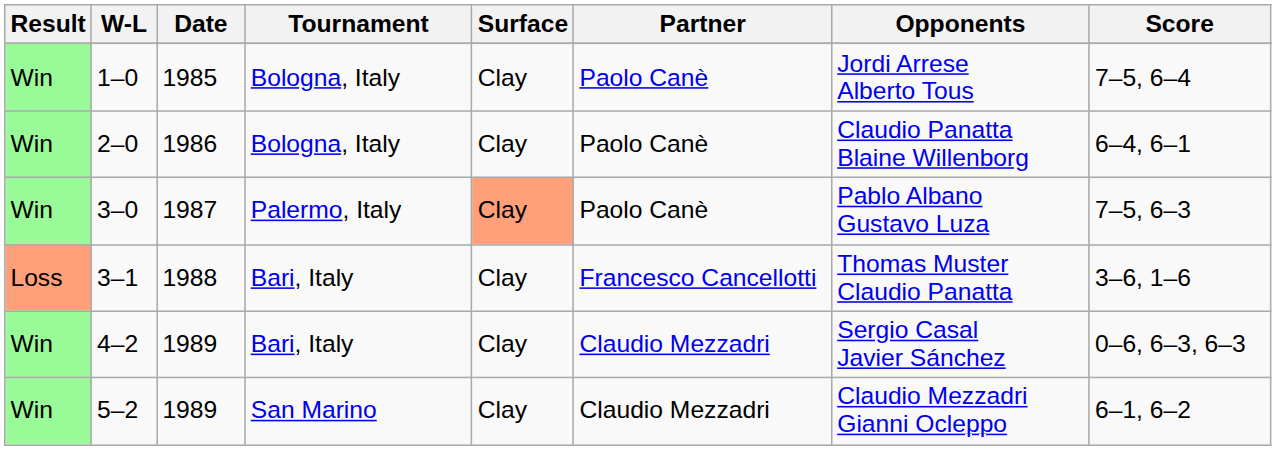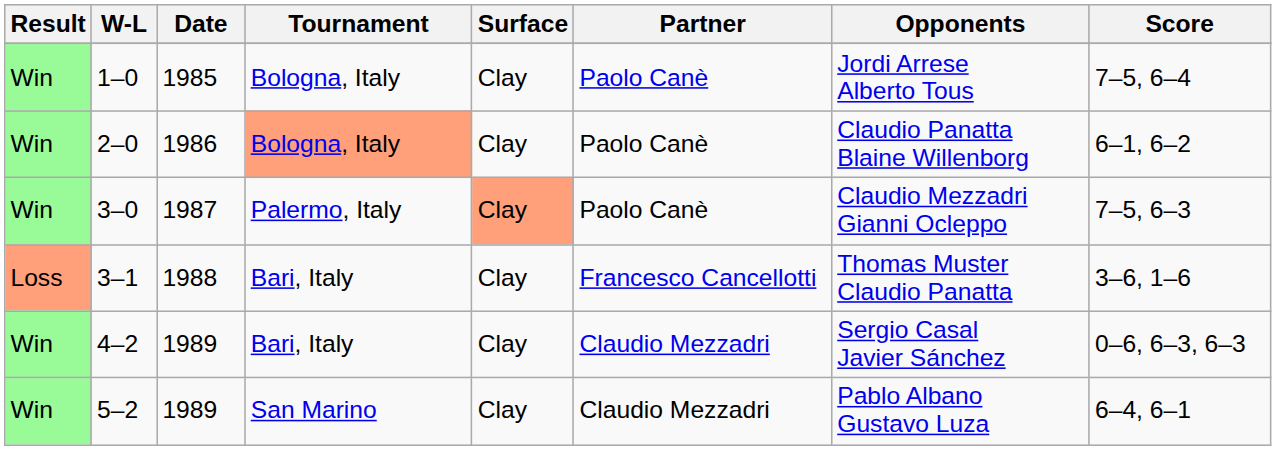(325, 143) no background -> (325, 143) lightsalmon background
(1143, 143) 6–4, 6–1 -> (1143, 143) 6–1, 6–2
(913, 210) Pablo Albano Gustavo Luza -> (932, 210) Claudio Mezzadri Gianni Ocleppo
(932, 410) Claudio Mezzadri Gianni Ocleppo -> (913, 410) Pablo Albano Gustavo Luza
(1143, 410) 6–1, 6–2 -> (1143, 410) 6–4, 6–1
